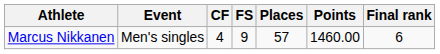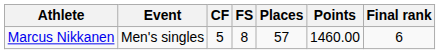(220, 38) 4 -> (220, 38) 5
(244, 38) 9 -> (244, 38) 8
